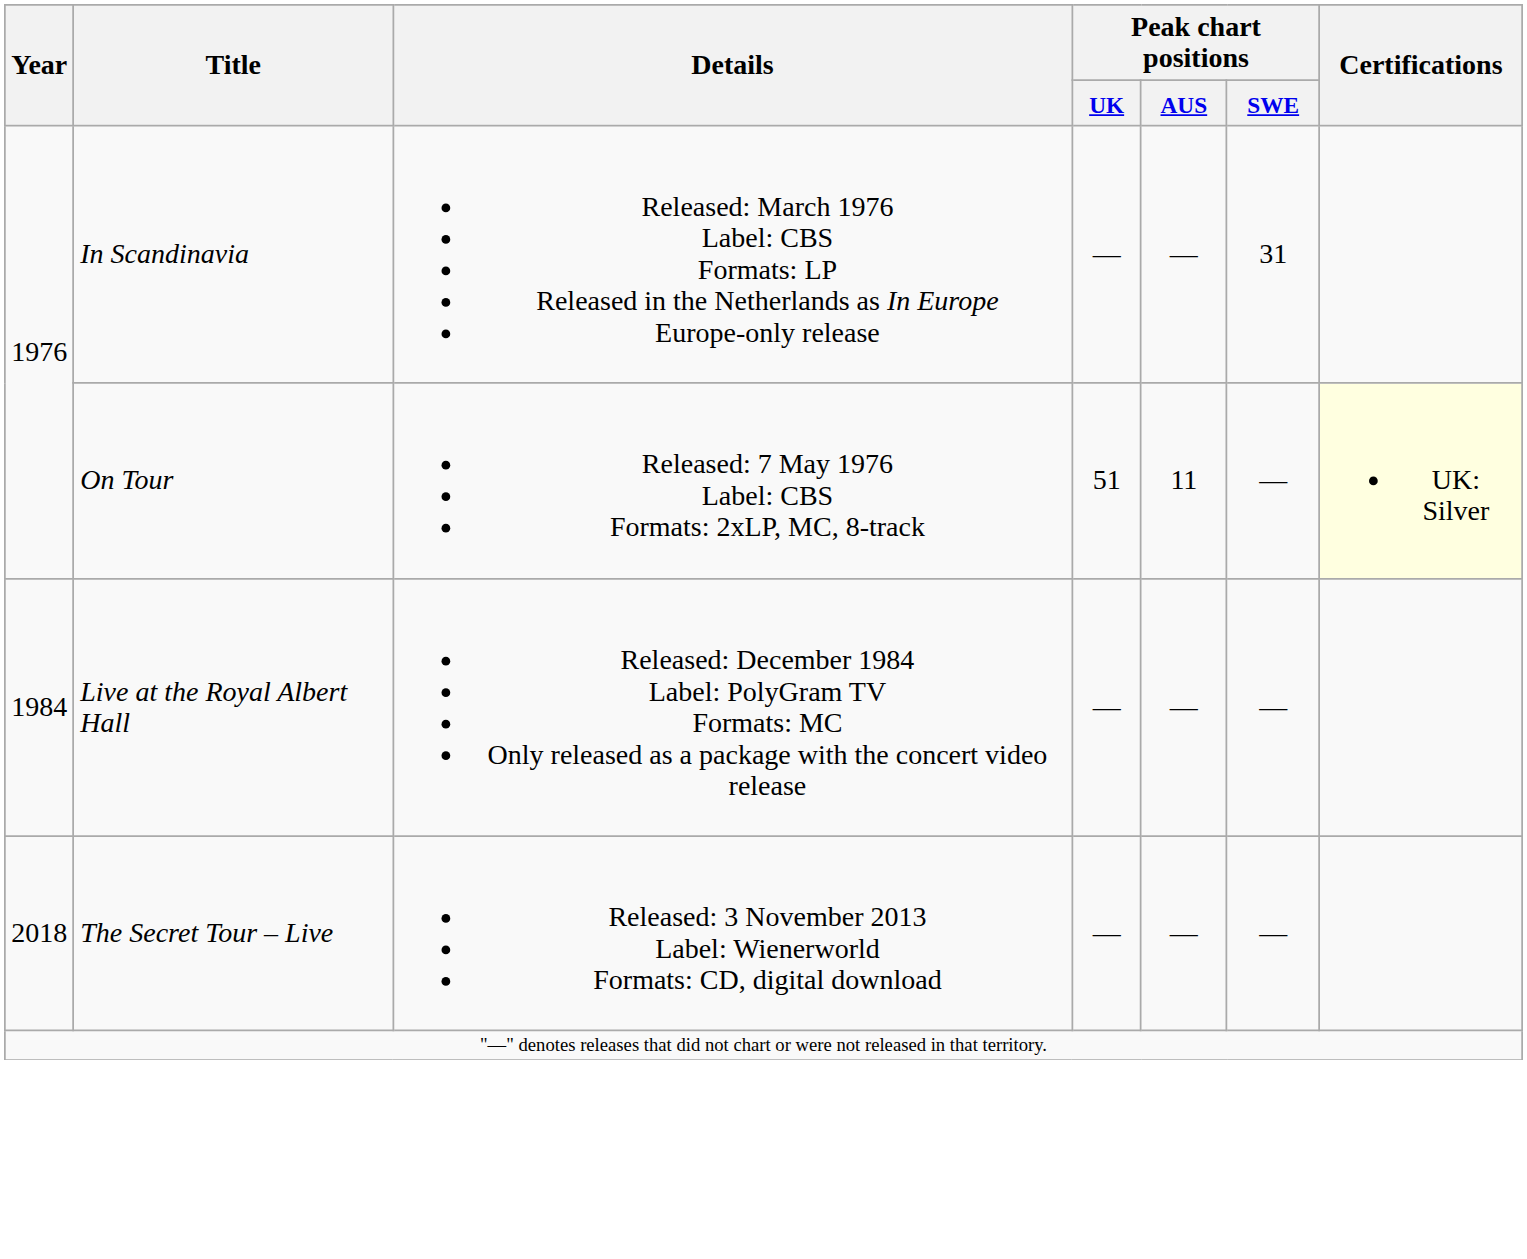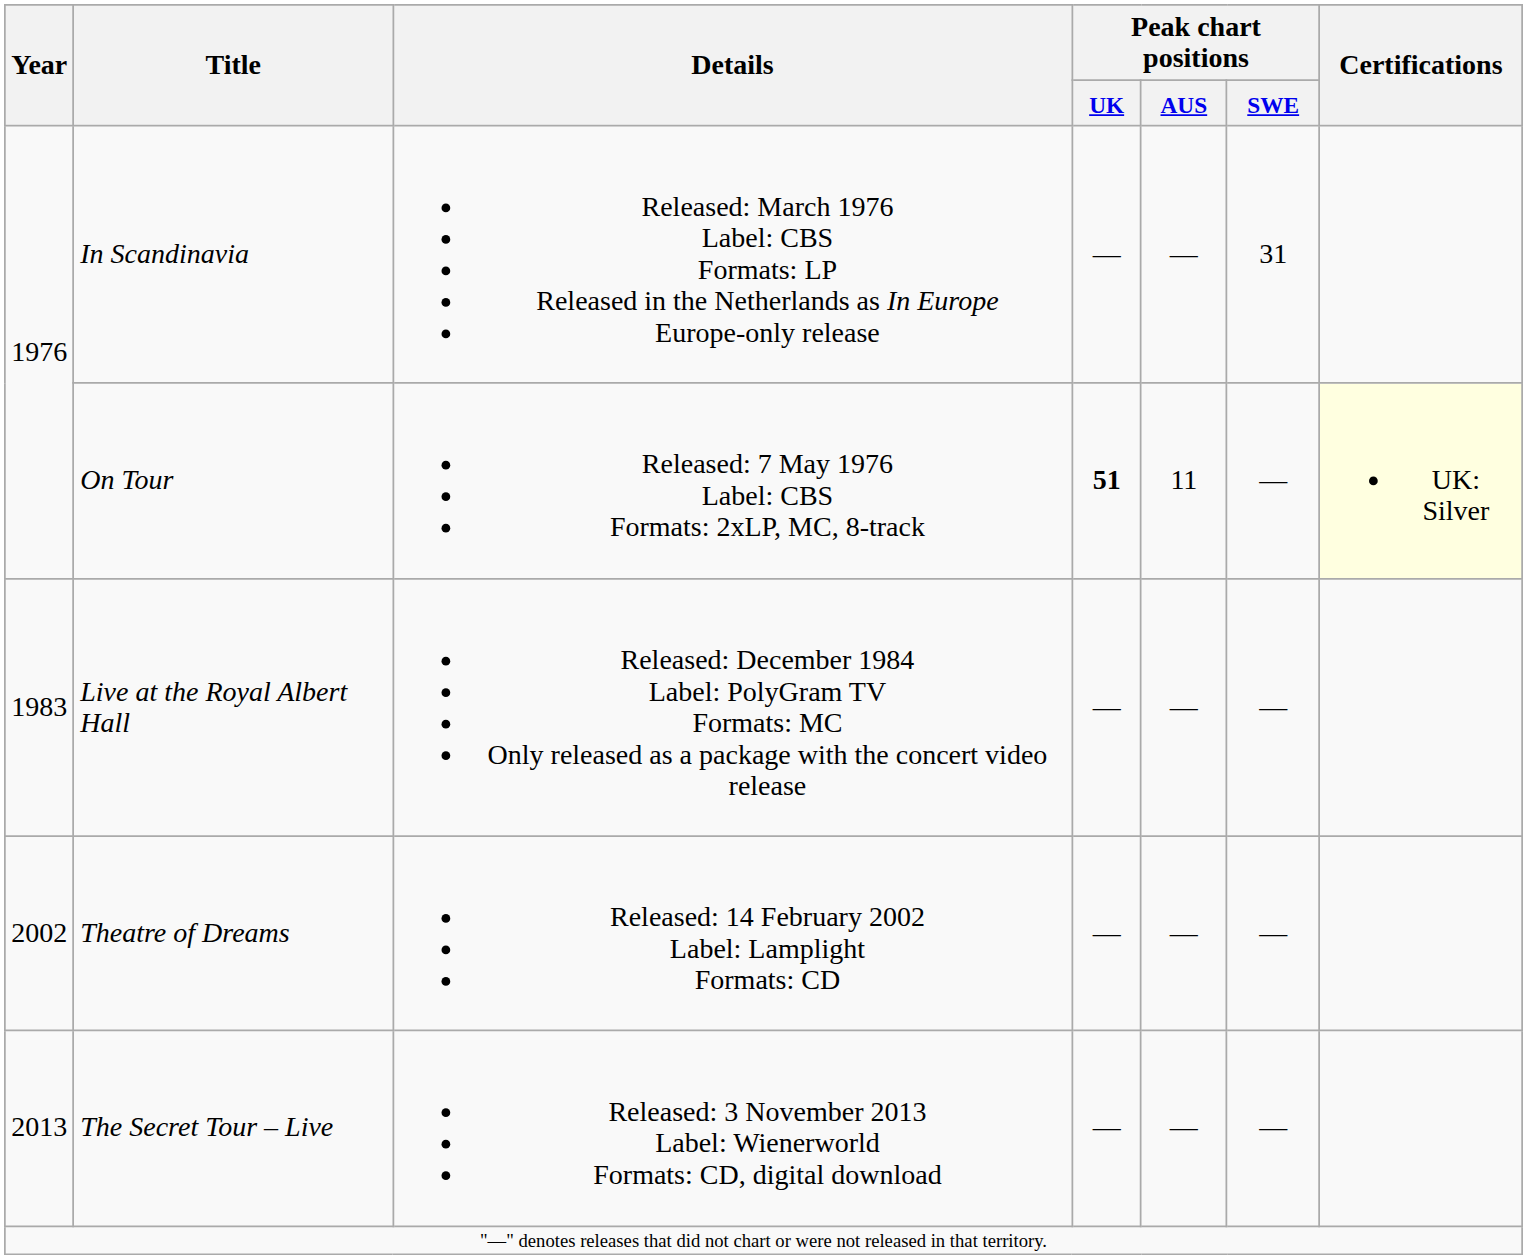(1107, 480) normal -> (1107, 480) bold
(39, 706) 1984 -> (39, 706) 1983
+ row: (185, 932)
(39, 932) 2018 -> (39, 1127) 2013
